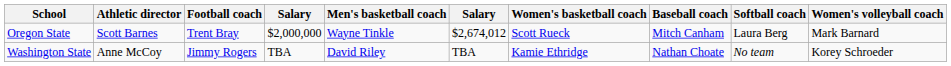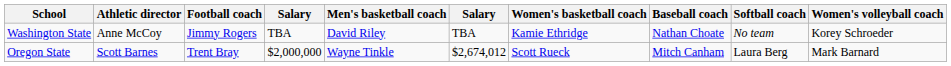rows swapped: (39, 33) <-> (49, 52)
